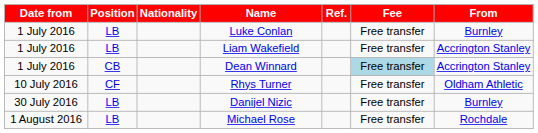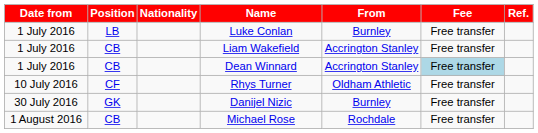columns swapped: (483, 14) <-> (336, 14)
(112, 49) LB -> (112, 49) CB
(112, 102) LB -> (112, 102) GK
(112, 120) LB -> (112, 120) CB
